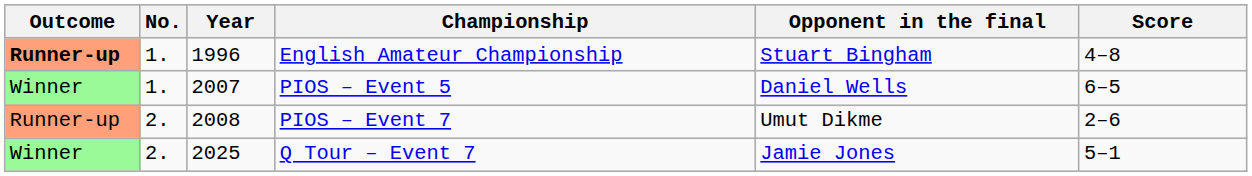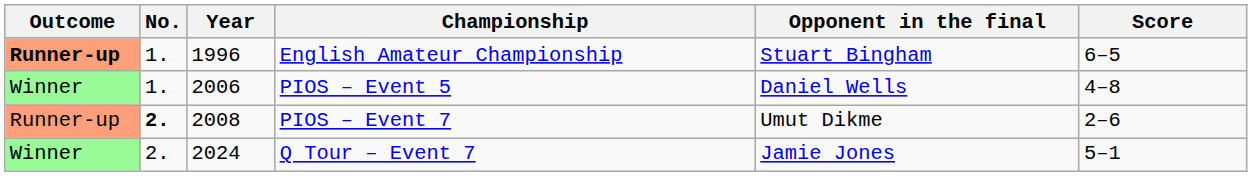(1102, 55) 4–8 -> (1102, 55) 6–5
(216, 88) 2007 -> (216, 88) 2006
(1102, 88) 6–5 -> (1102, 88) 4–8
(157, 121) normal -> (157, 121) bold
(216, 154) 2025 -> (216, 154) 2024
